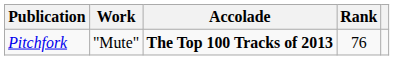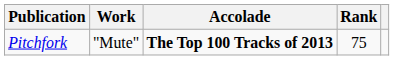(359, 42) 76 -> (359, 42) 75
